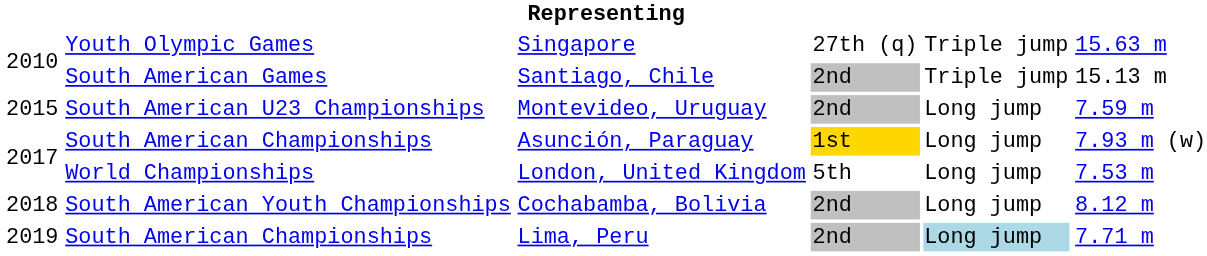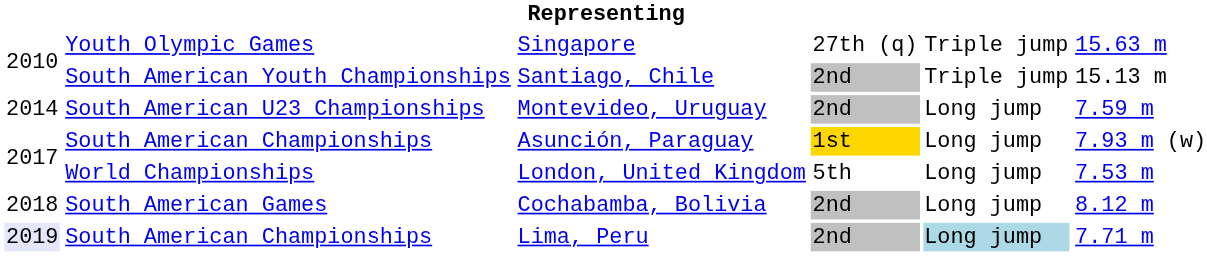(196, 77) South American Games -> (288, 77) South American Youth Championships
(32, 109) 2015 -> (32, 109) 2014
(288, 205) South American Youth Championships -> (196, 205) South American Games
(32, 237) no background -> (32, 237) lavender background
